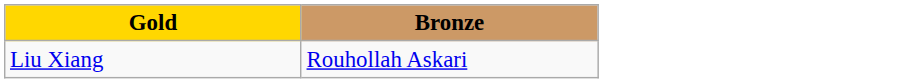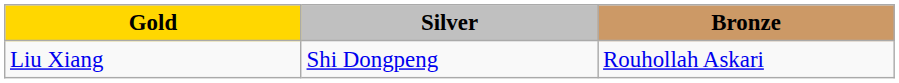+ column: (450, 22)
